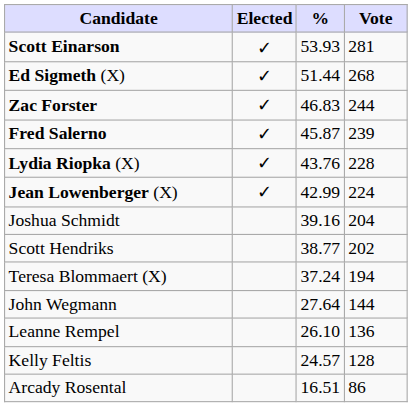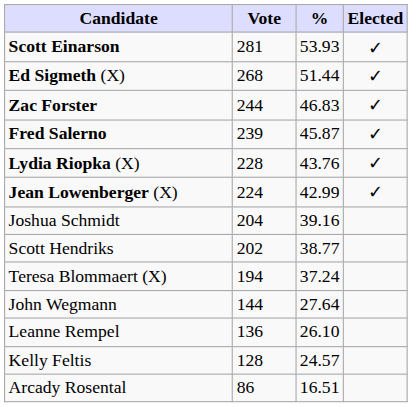columns swapped: (376, 18) <-> (265, 18)
